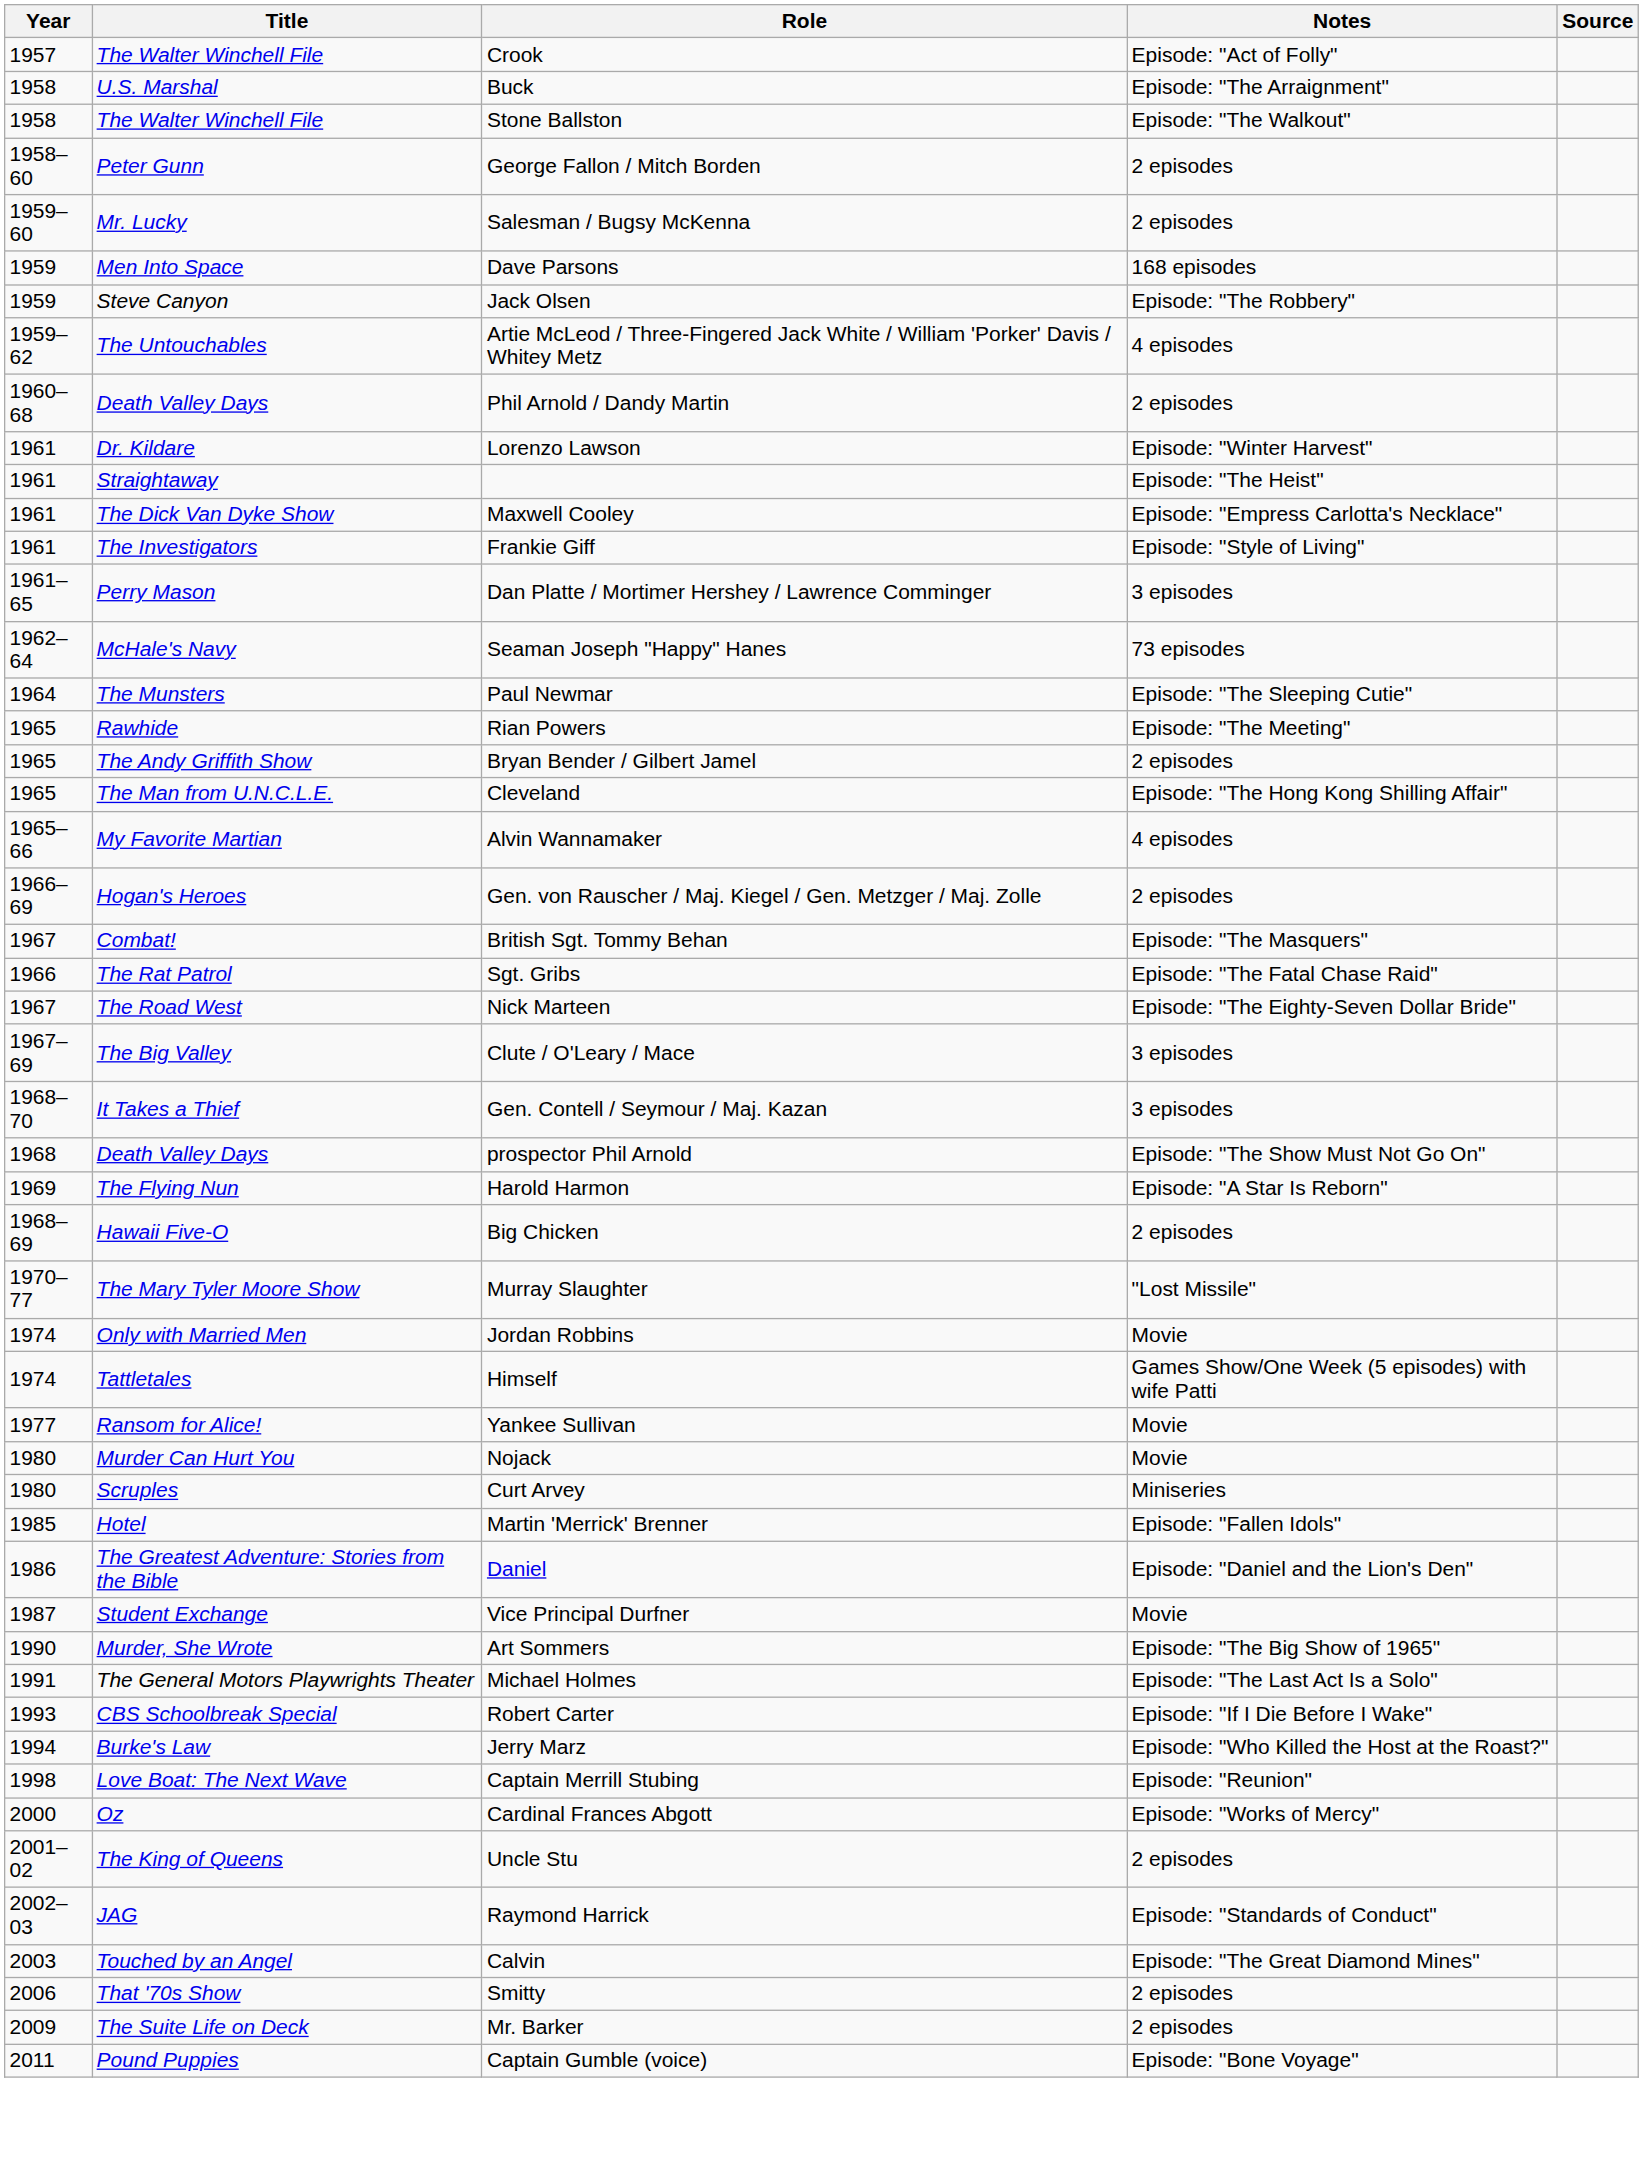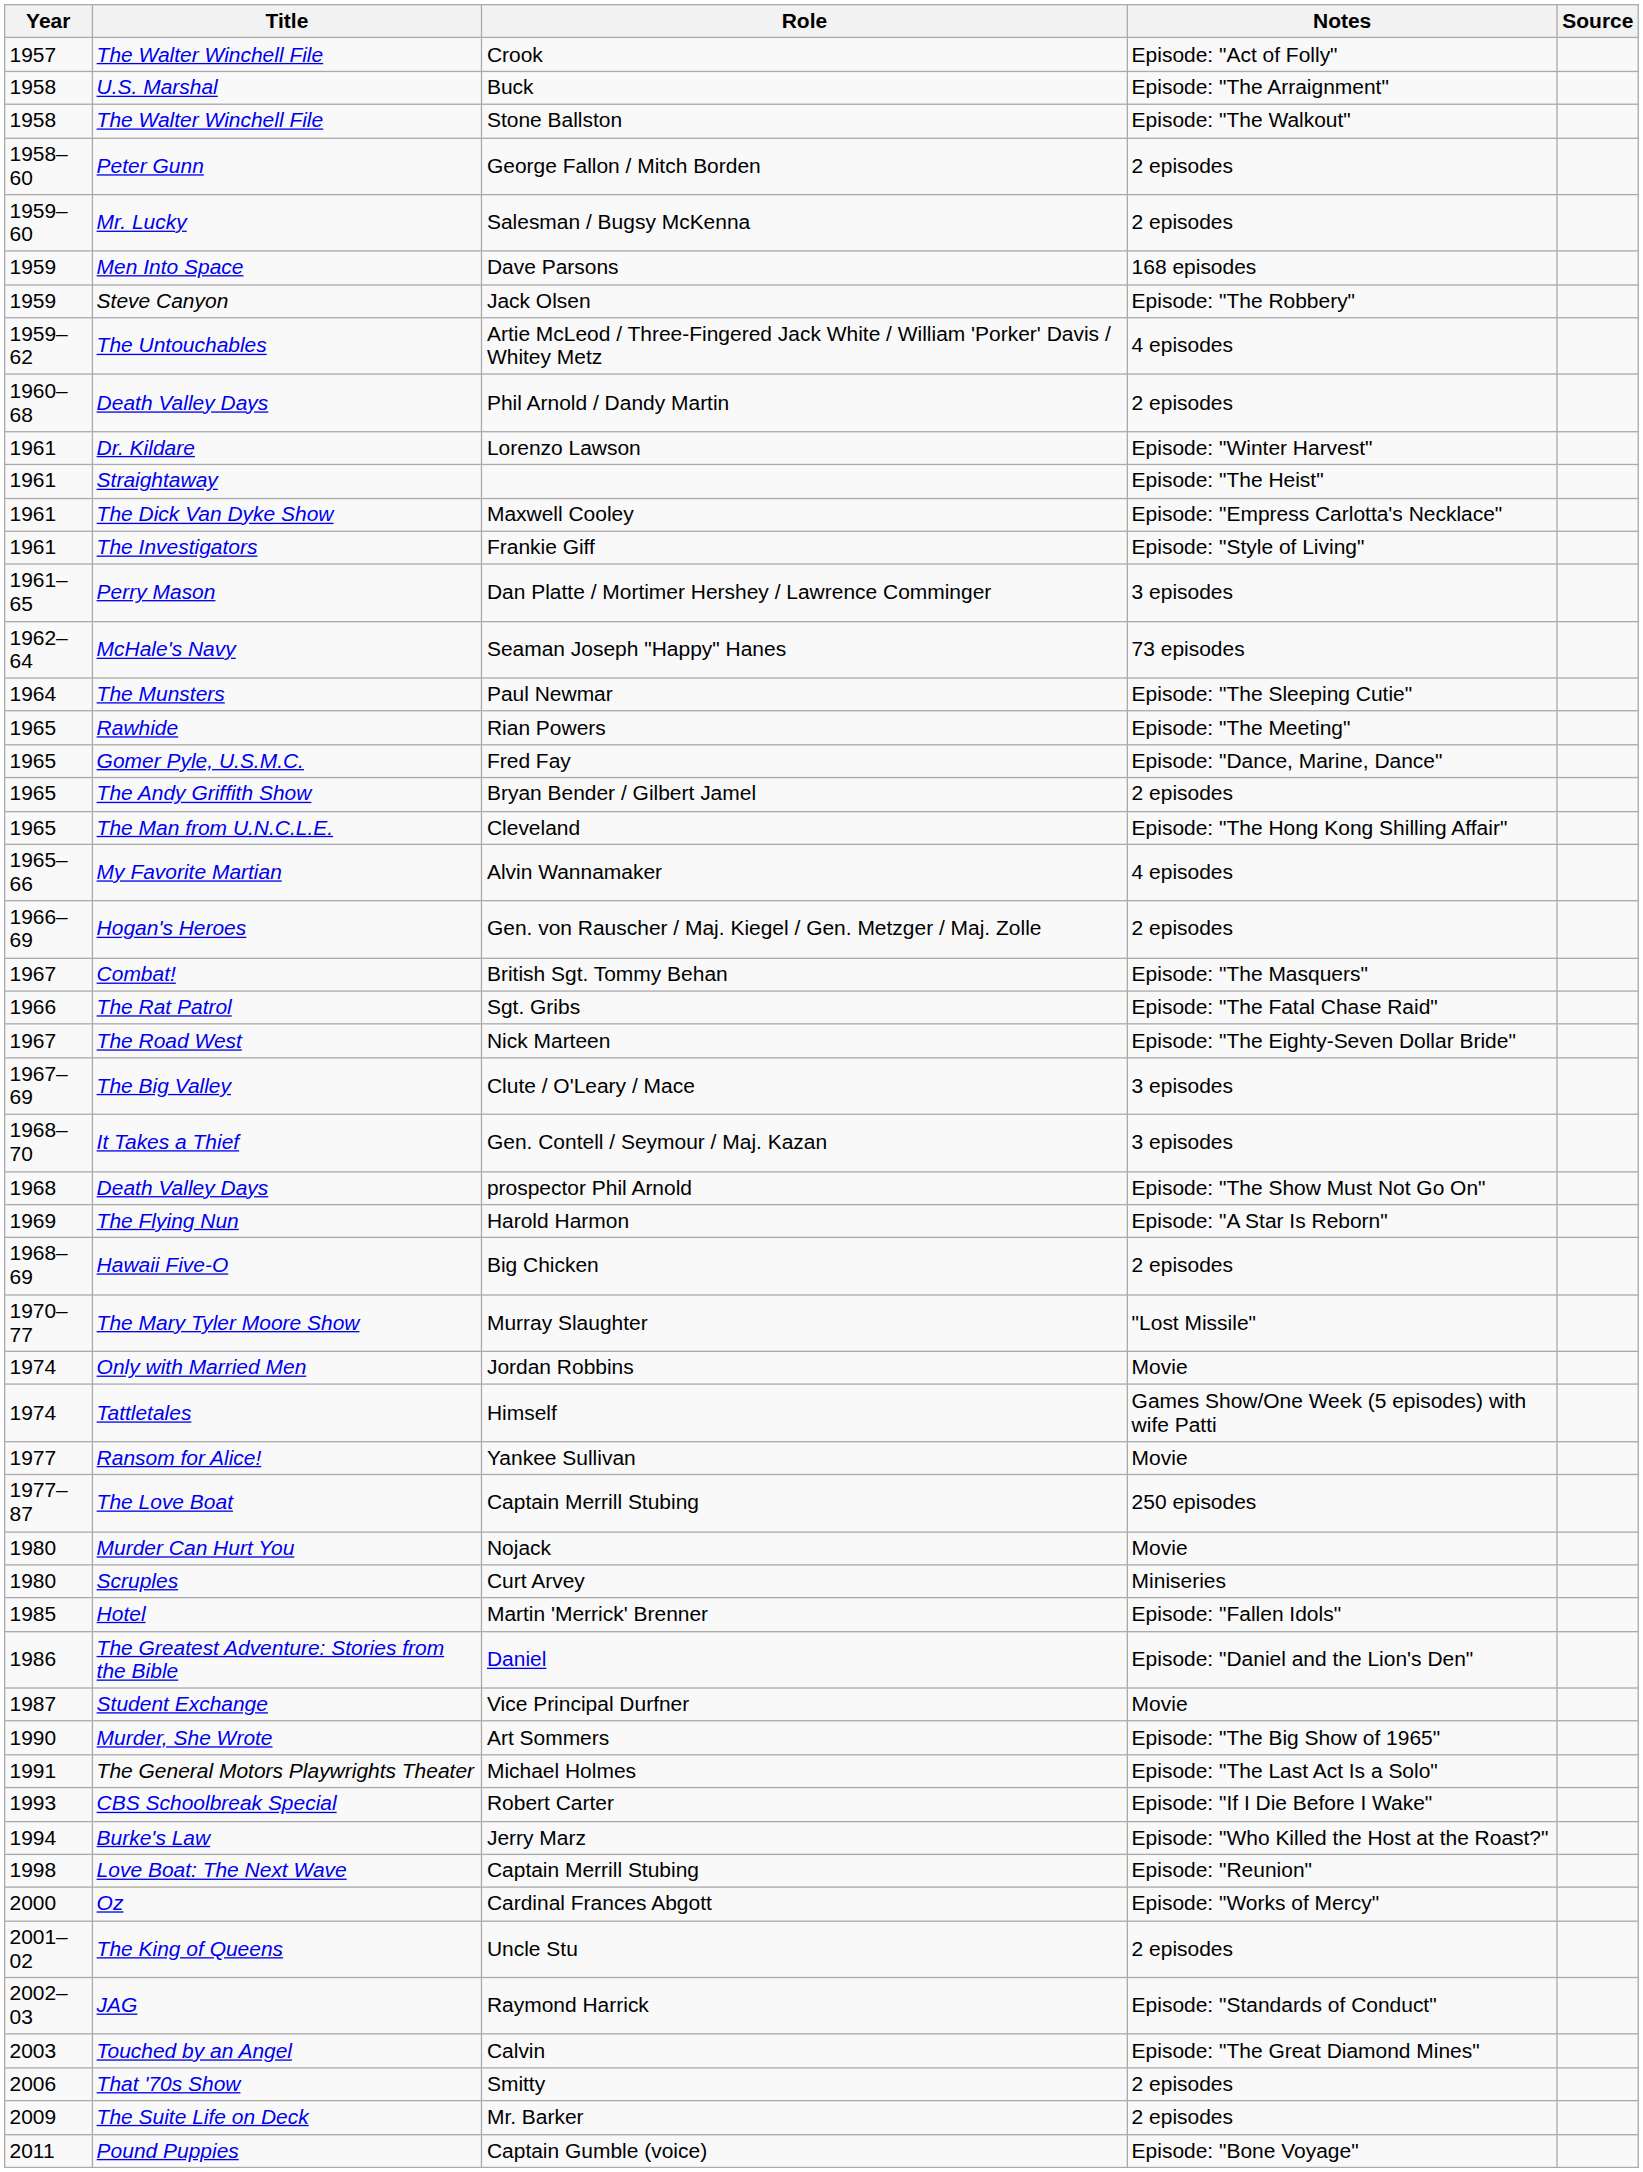+ row: (200, 760)
+ row: (165, 1502)
